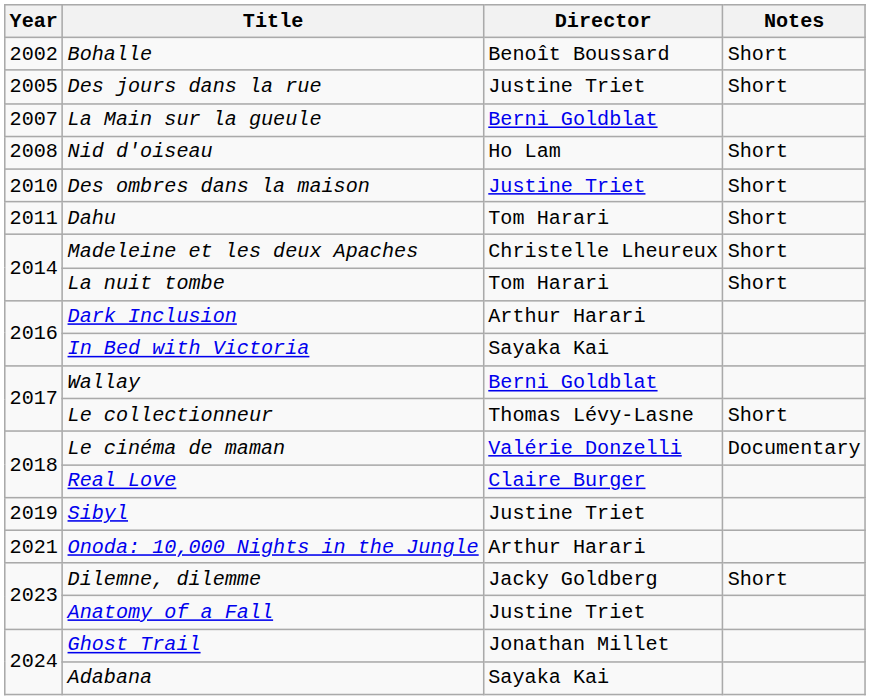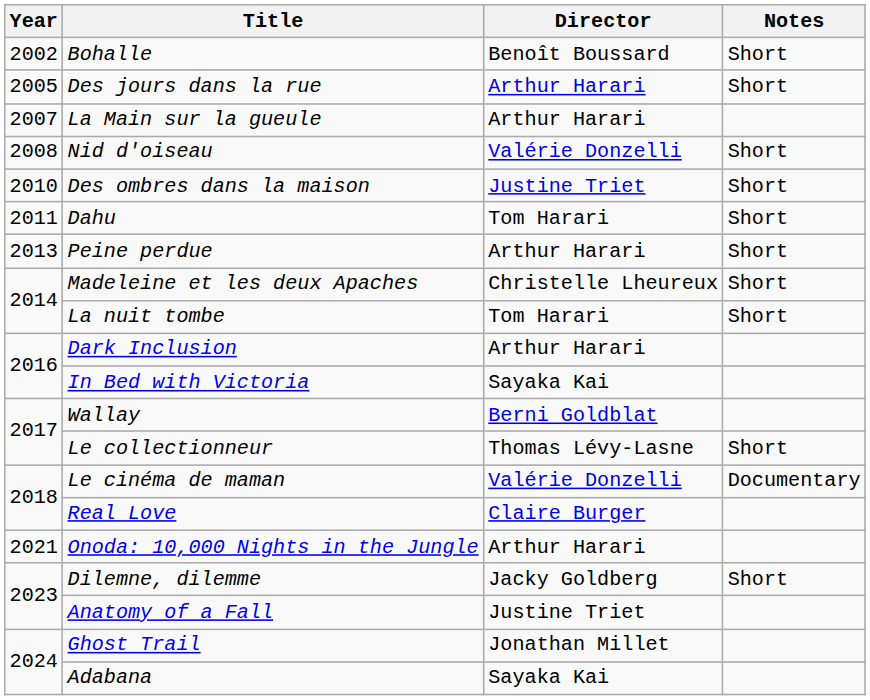(567, 87) Justine Triet -> (567, 87) Arthur Harari
(573, 120) Berni Goldblat -> (567, 120) Arthur Harari
(525, 153) Ho Lam -> (585, 153) Valérie Donzelli
+ row: (140, 251)
- row: (98, 514)
